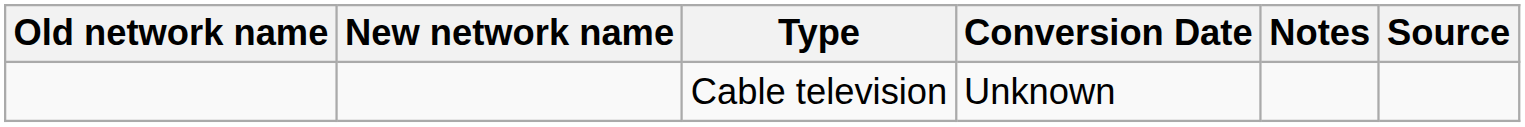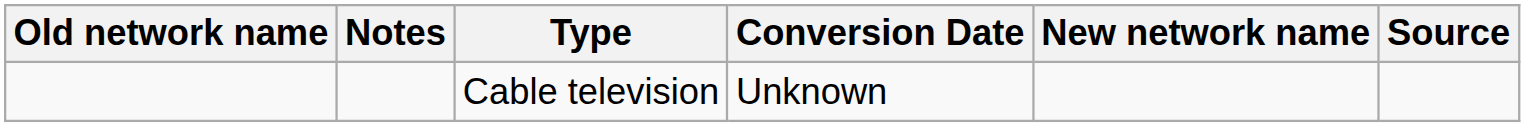columns swapped: (510, 33) <-> (1320, 33)
